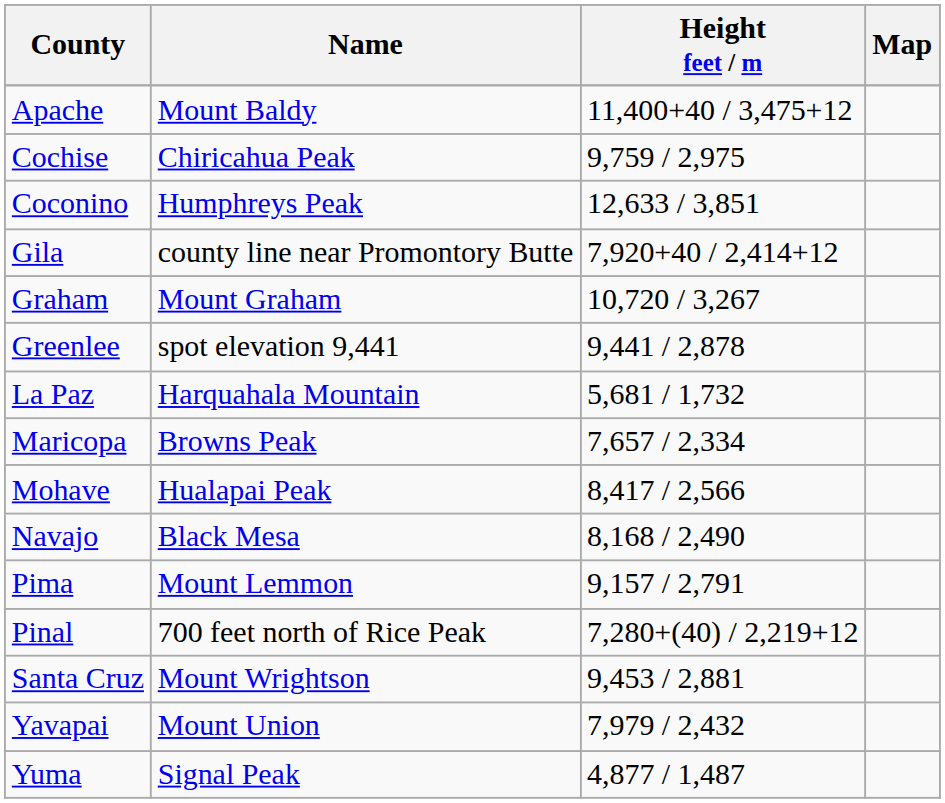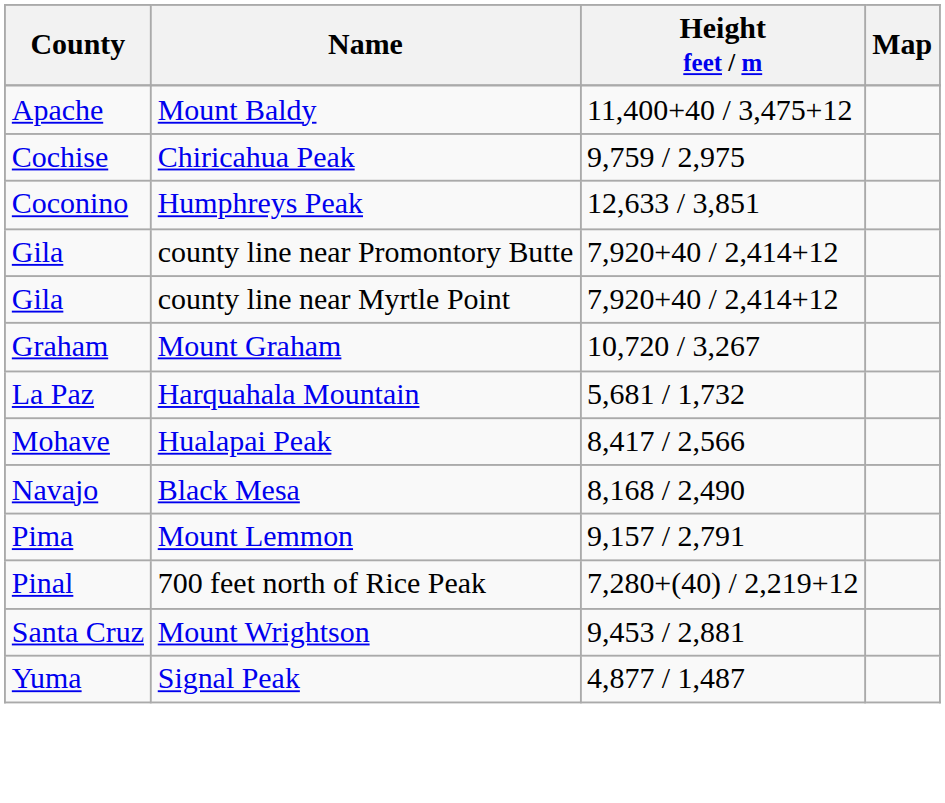+ row: (334, 299)
- row: (279, 346)
- row: (237, 441)
- row: (239, 726)
